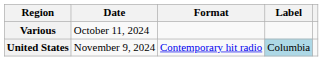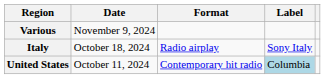(112, 30) October 11, 2024 -> (114, 30) November 9, 2024
+ row: (38, 47)
(114, 47) November 9, 2024 -> (112, 64) October 11, 2024
